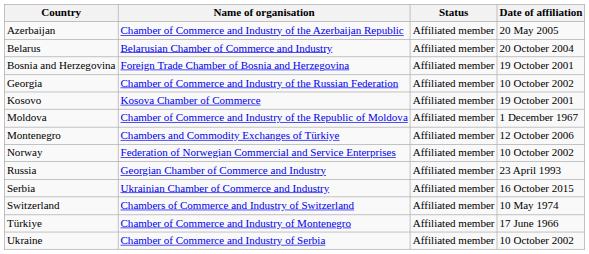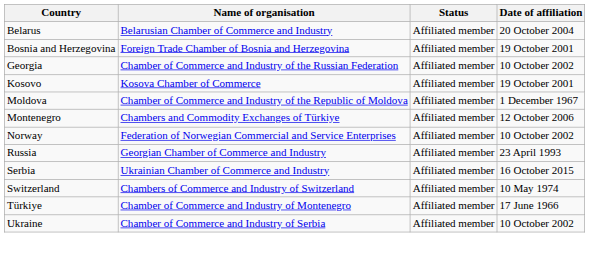- row: (31, 30)
